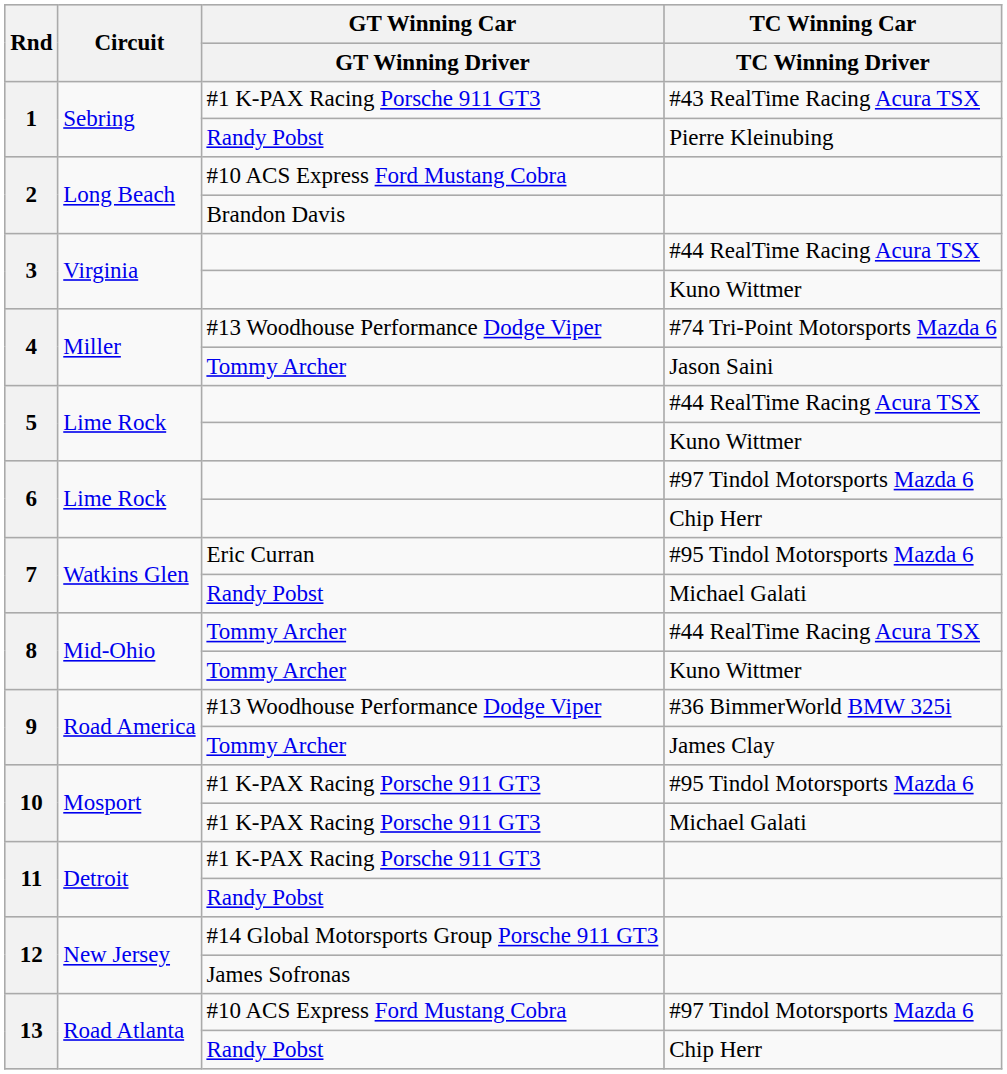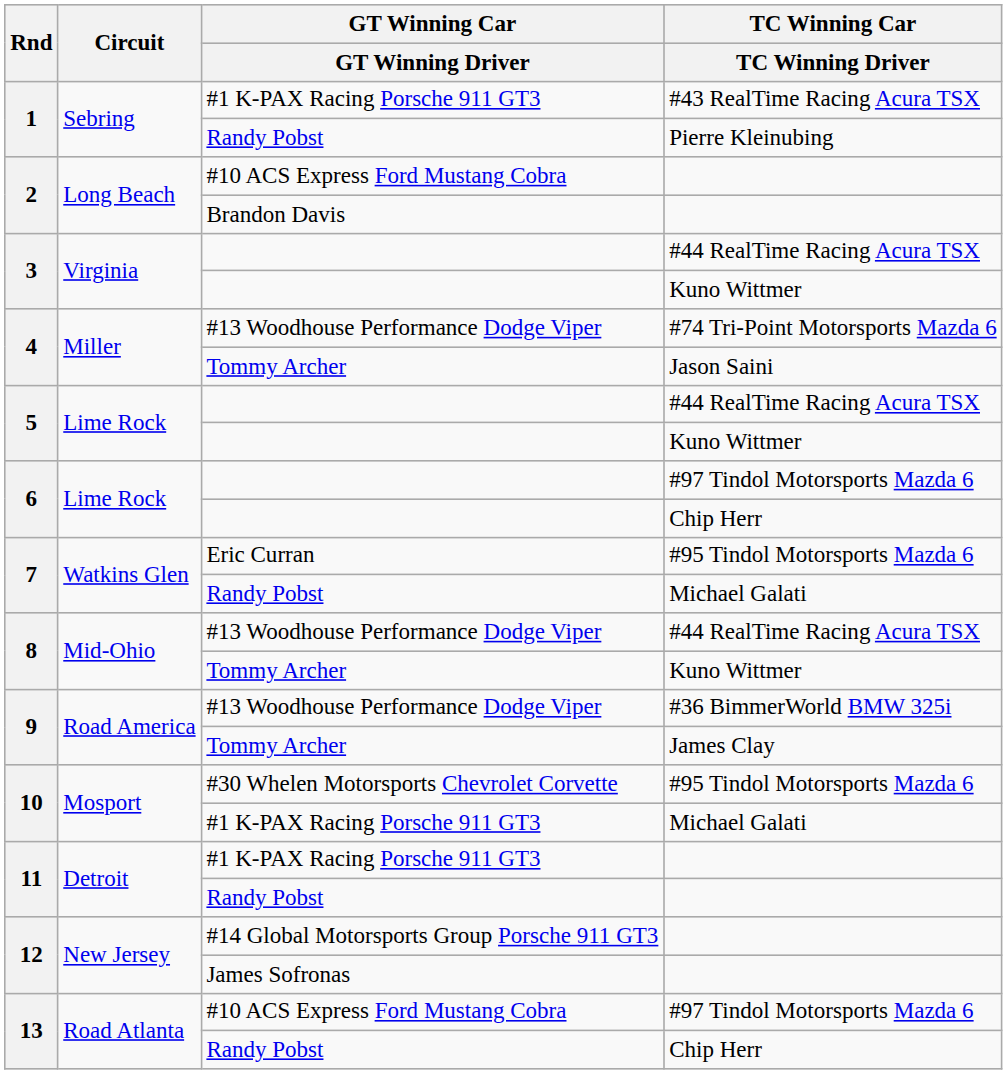(276, 631) Tommy Archer -> (404, 631) #13 Woodhouse Performance Dodge Viper
(373, 783) #1 K-PAX Racing Porsche 911 GT3 -> (412, 783) #30 Whelen Motorsports Chevrolet Corvette
